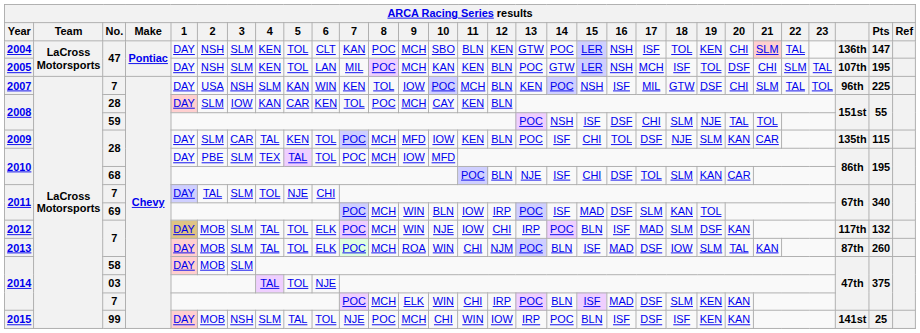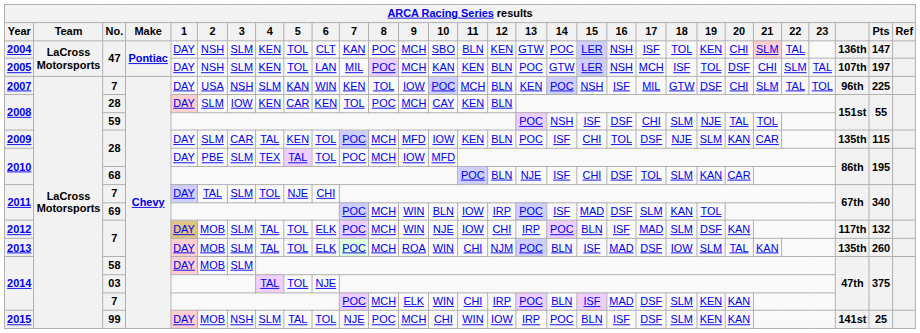(881, 67) 195 -> (881, 67) 197
(270, 103) KAN -> (270, 103) KEN
(852, 247) 87th -> (852, 247) 135th
(682, 319) ISF -> (682, 319) SLM
